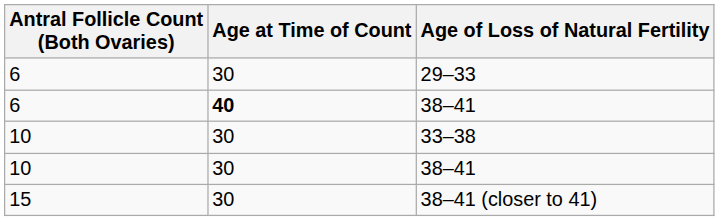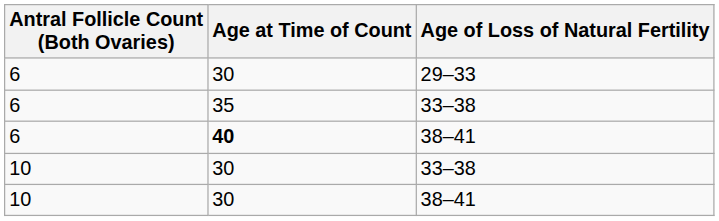+ row: (15, 105)
- row: (20, 199)
